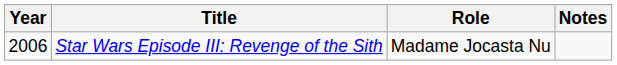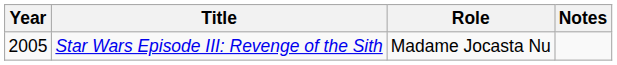(28, 45) 2006 -> (28, 45) 2005
